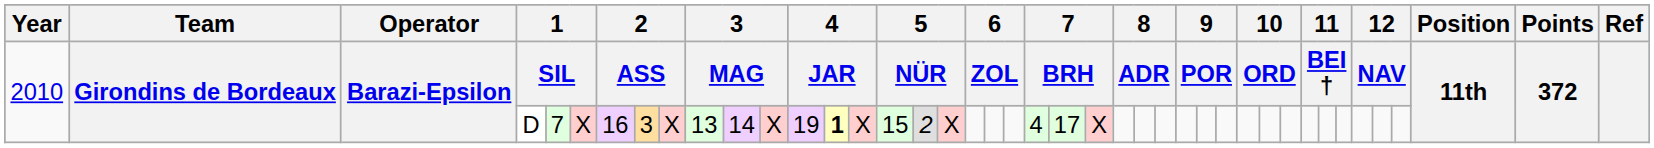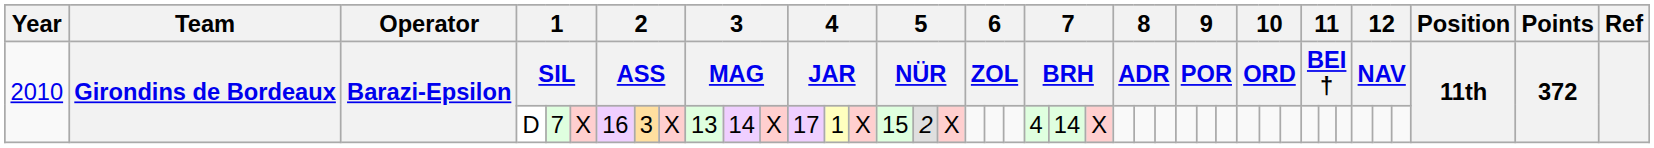(806, 124) 19 -> (806, 124) 17
(837, 124) bold -> (837, 124) normal
(1067, 124) 17 -> (1067, 124) 14
